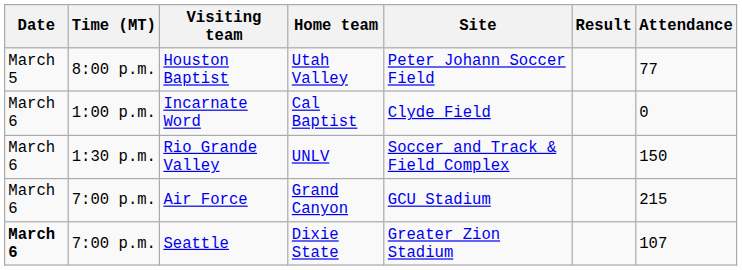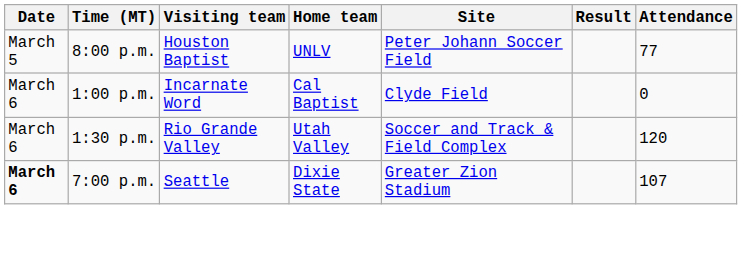(320, 70) Utah Valley -> (312, 52) UNLV
(311, 157) UNLV -> (321, 139) Utah Valley
(653, 157) 150 -> (653, 139) 120
- row: (206, 200)
